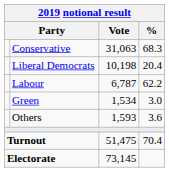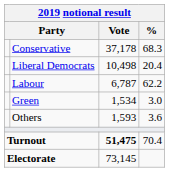(121, 48) 31,063 -> (121, 48) 37,178
(121, 65) 10,198 -> (121, 65) 10,498
(121, 140) normal -> (121, 140) bold
